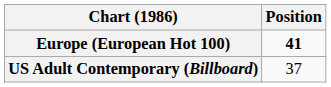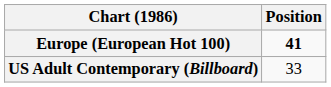(294, 69) 37 -> (294, 69) 33
